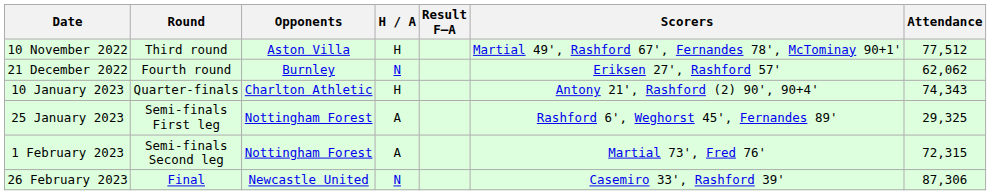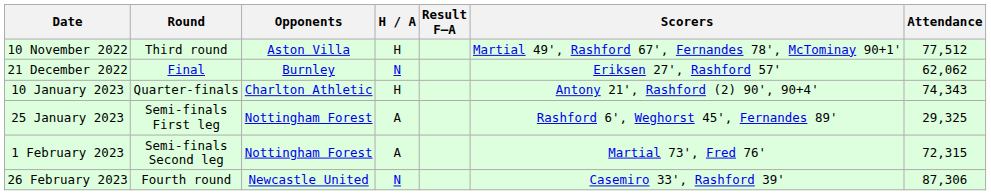(186, 70) Fourth round -> (186, 70) Final
(186, 180) Final -> (186, 180) Fourth round
